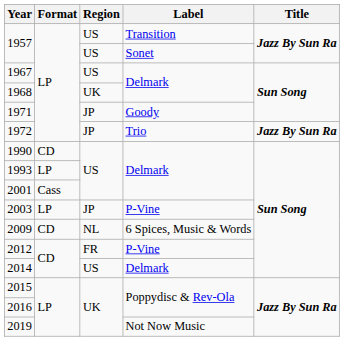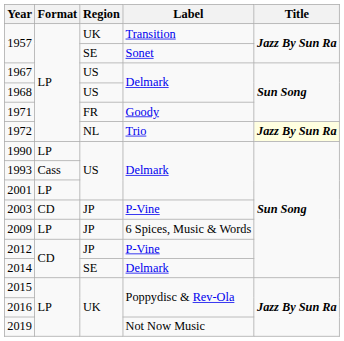(91, 33) US -> (92, 33) UK
(91, 53) US -> (90, 53) SE
(92, 92) UK -> (91, 92) US
(89, 111) JP -> (90, 111) FR
(89, 131) JP -> (91, 131) NL
(297, 131) no background -> (297, 131) lightyellow background
(46, 151) CD -> (45, 151) LP
(45, 170) LP -> (49, 170) Cass
(49, 190) Cass -> (45, 190) LP
(45, 209) LP -> (46, 209) CD
(46, 229) CD -> (45, 229) LP
(91, 229) NL -> (89, 229) JP
(90, 248) FR -> (89, 248) JP
(91, 268) US -> (90, 268) SE
